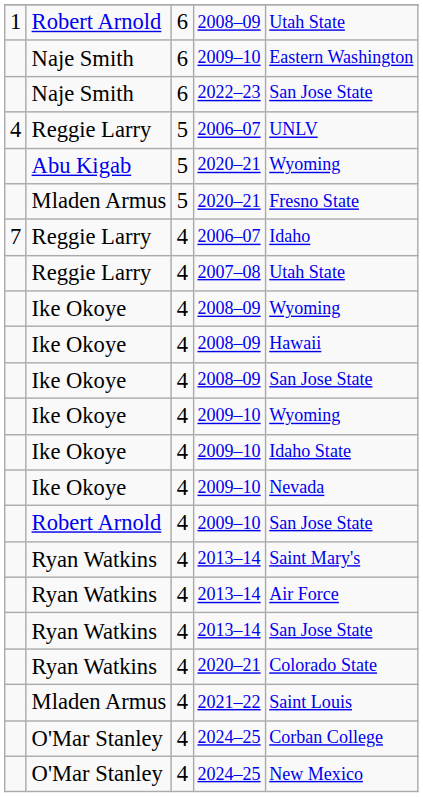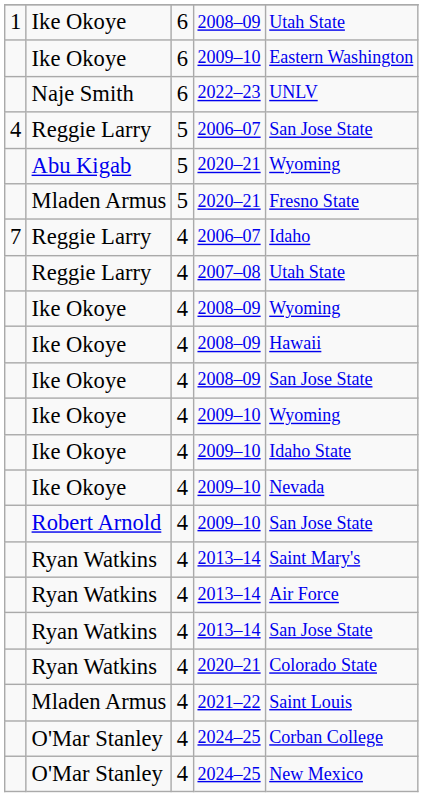(96, 22) Robert Arnold -> (79, 22) Ike Okoye
(83, 58) Naje Smith -> (79, 58) Ike Okoye
(321, 93) San Jose State -> (293, 93) UNLV
(293, 129) UNLV -> (321, 129) San Jose State
